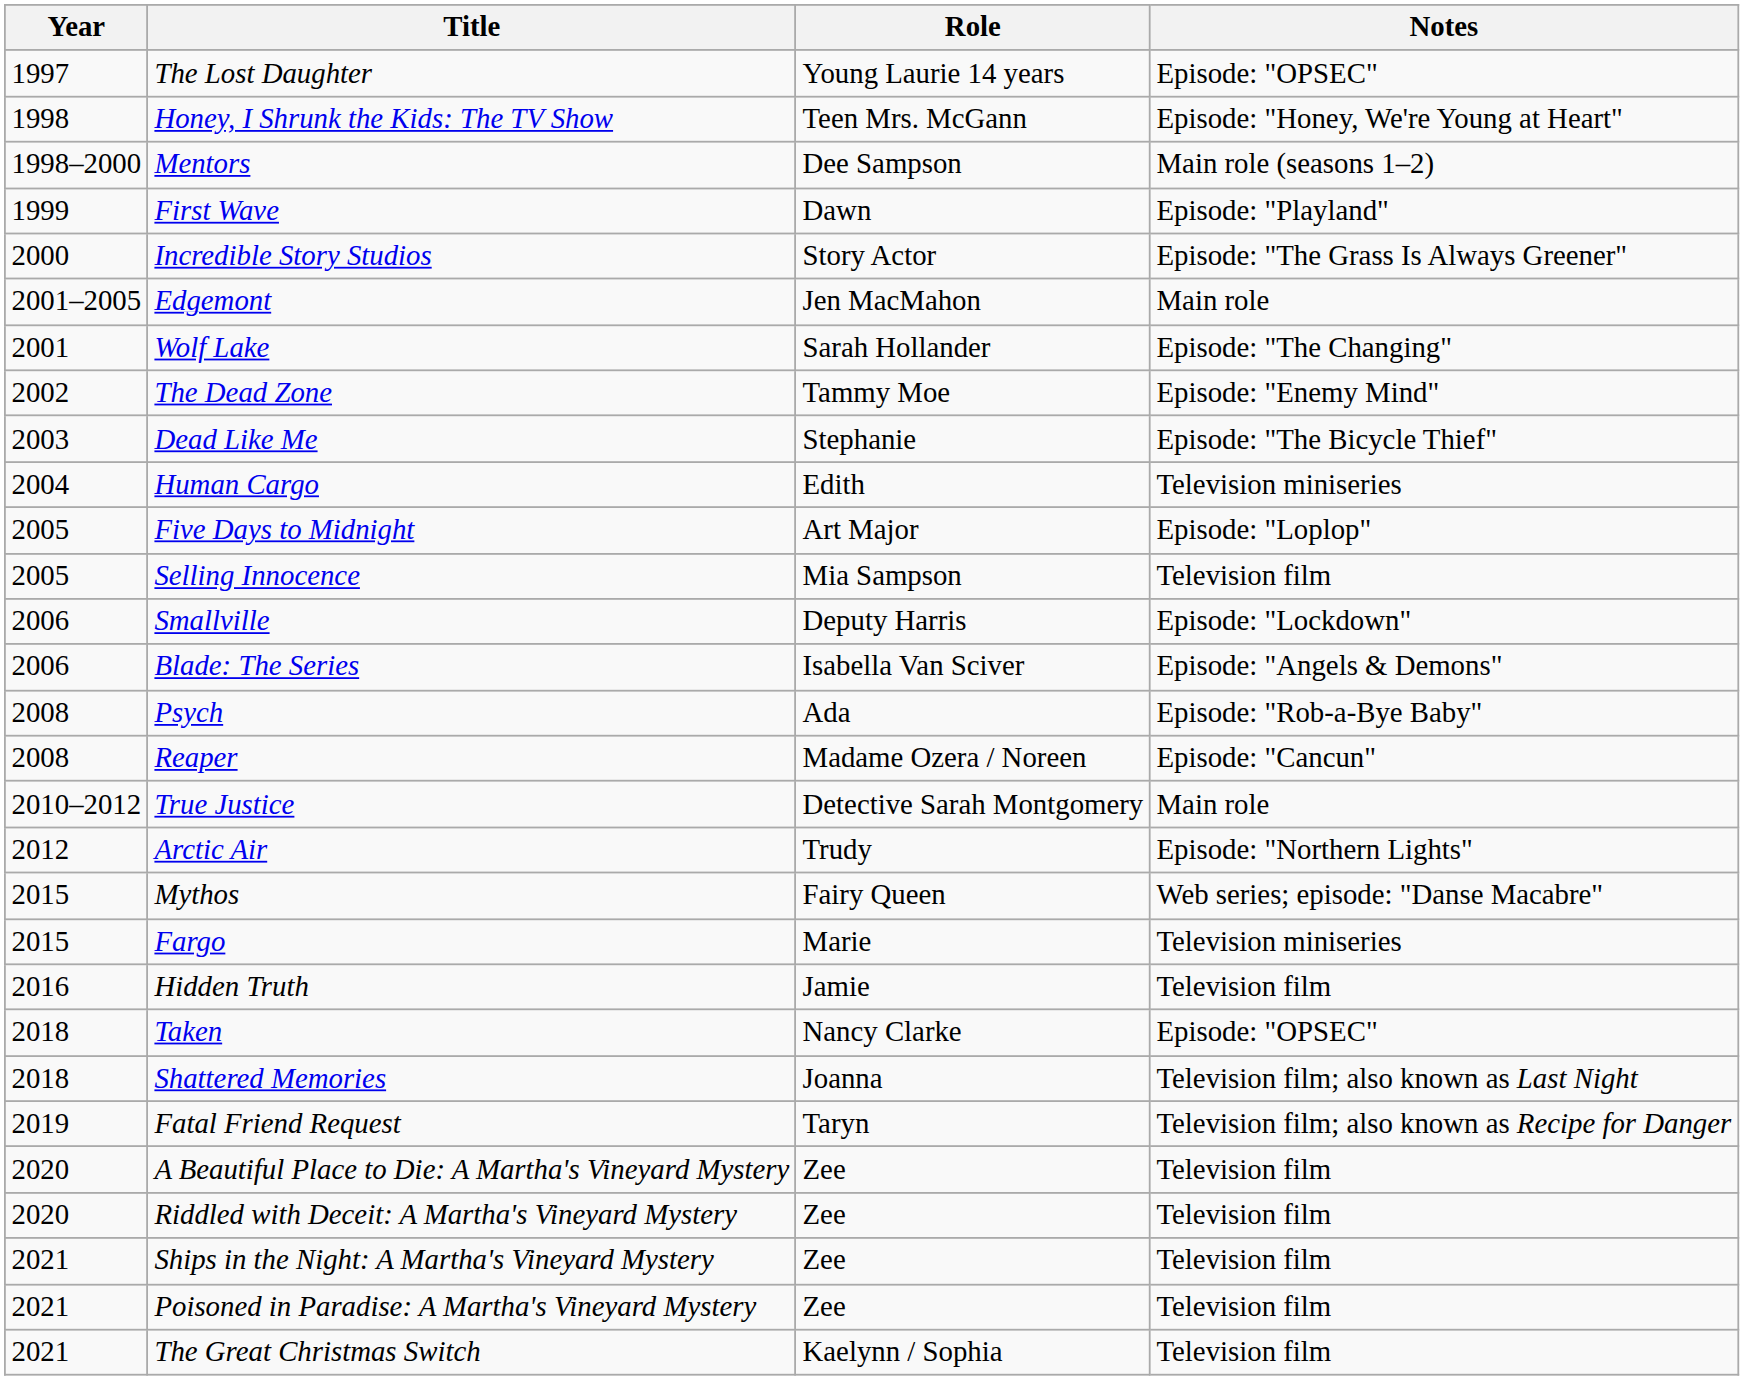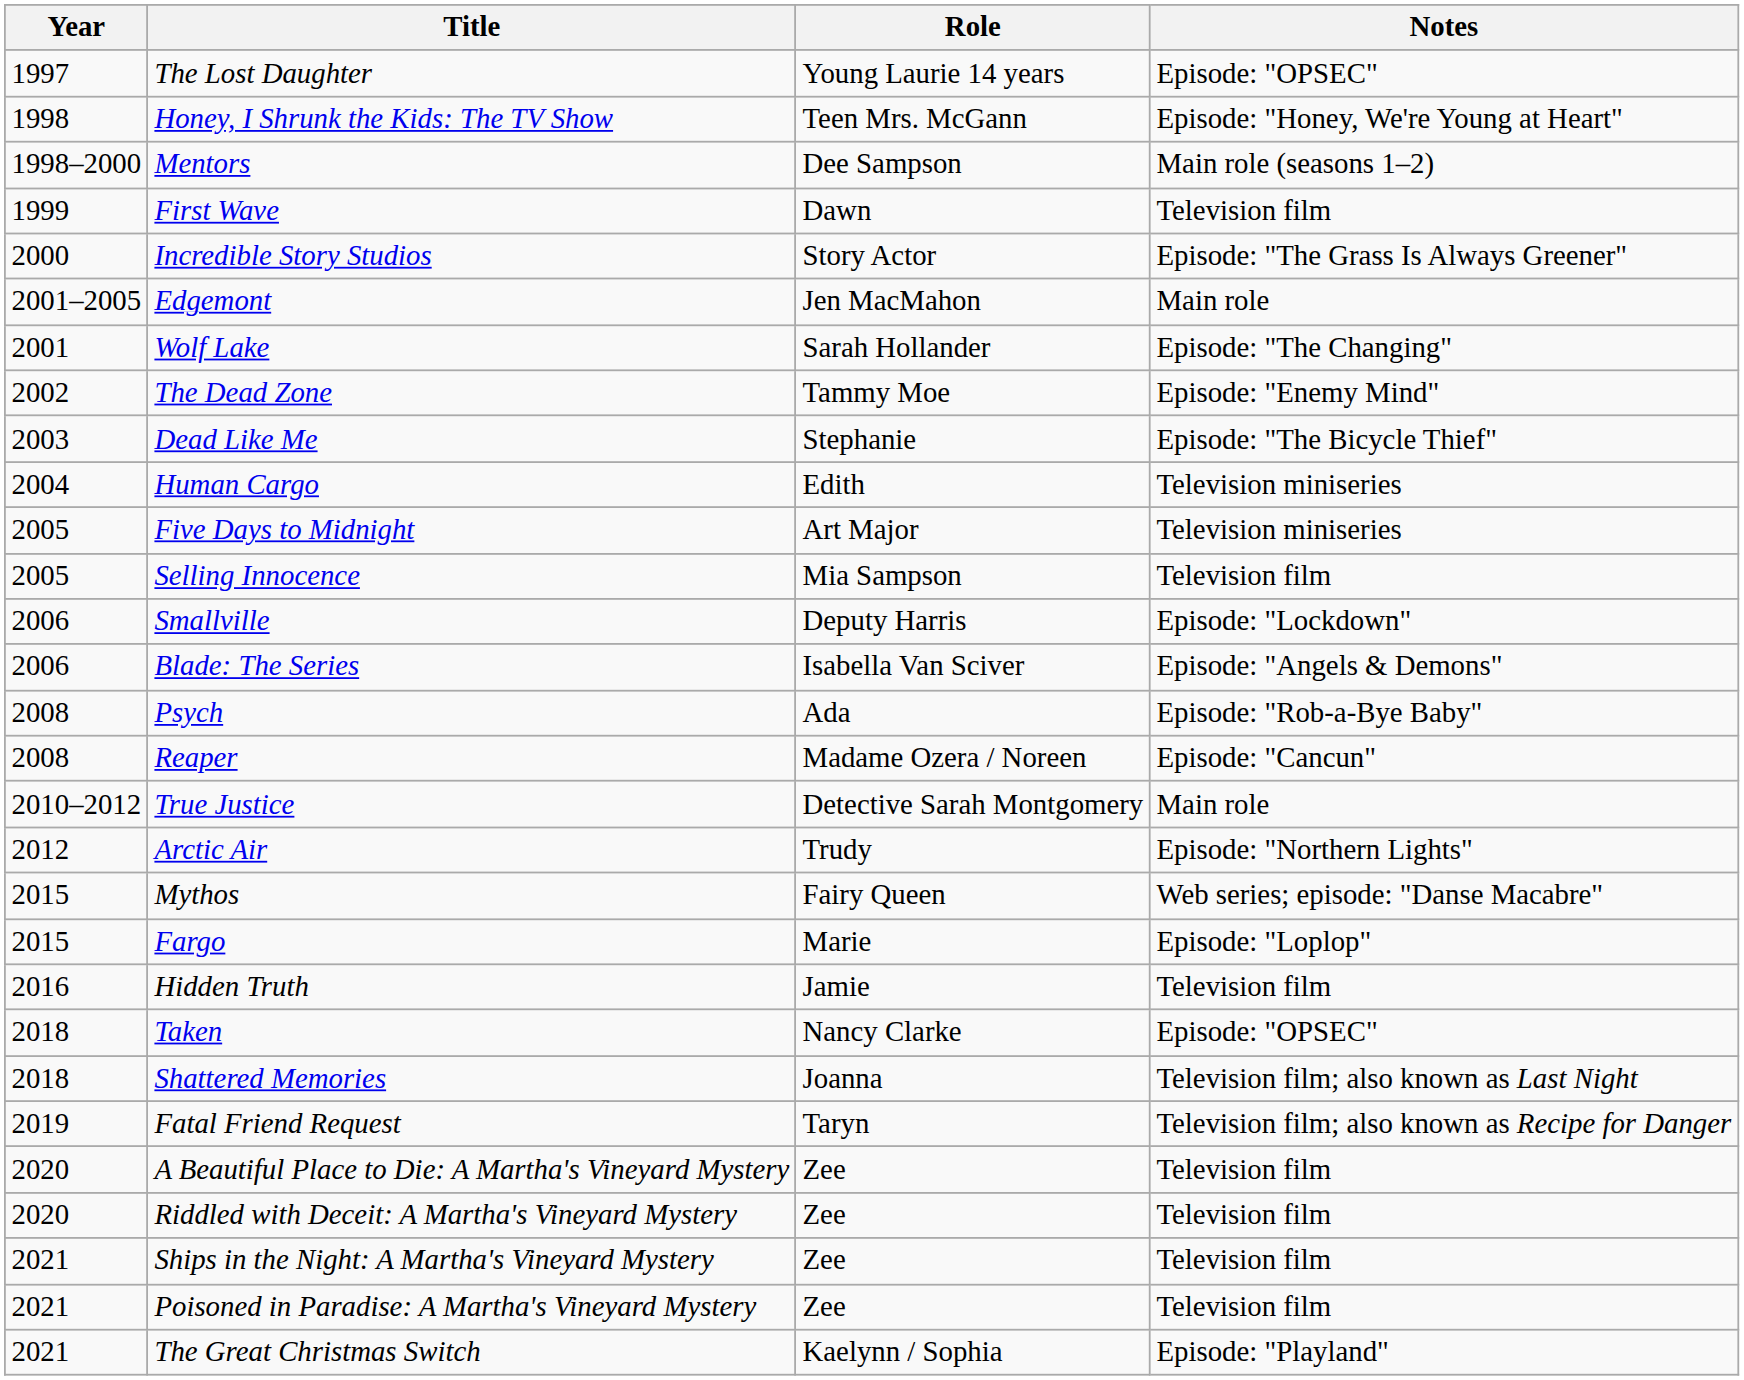(1273, 210) Episode: "Playland" -> (1244, 210) Television film
(1264, 529) Episode: "Loplop" -> (1279, 529) Television miniseries
(1279, 940) Television miniseries -> (1264, 940) Episode: "Loplop"
(1244, 1351) Television film -> (1273, 1351) Episode: "Playland"
